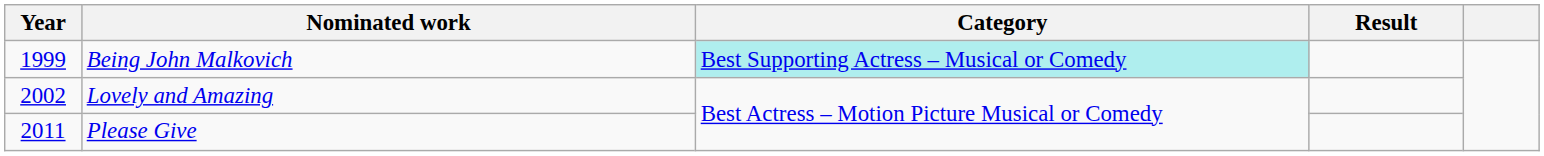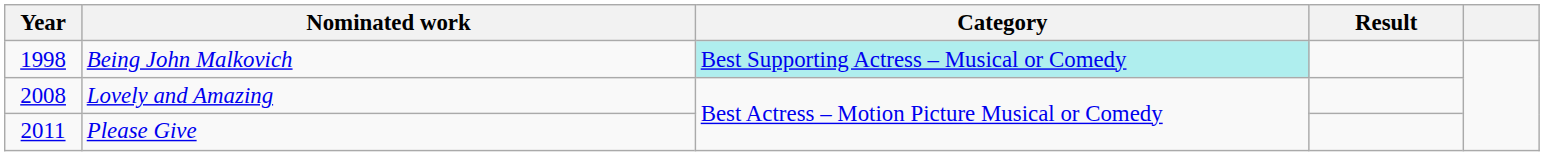(43, 58) 1999 -> (43, 58) 1998
(43, 95) 2002 -> (43, 95) 2008
